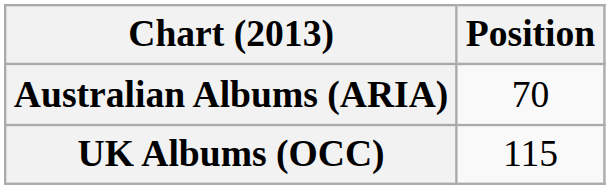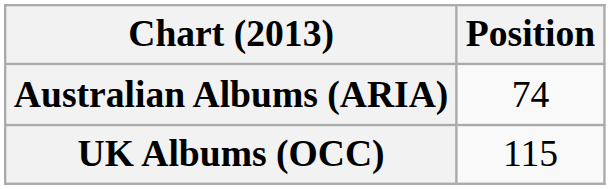(531, 93) 70 -> (531, 93) 74
